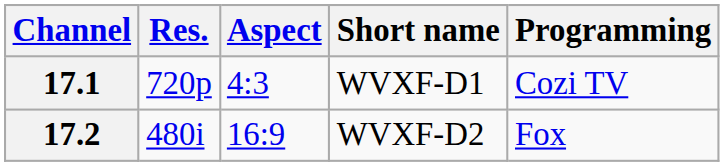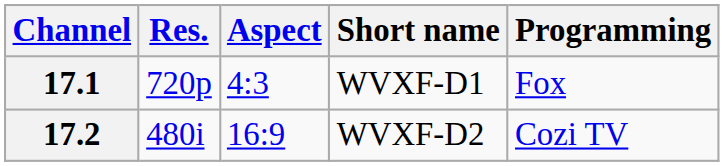(572, 82) Cozi TV -> (541, 82) Fox
(541, 134) Fox -> (572, 134) Cozi TV
